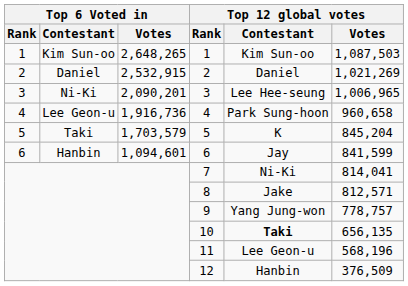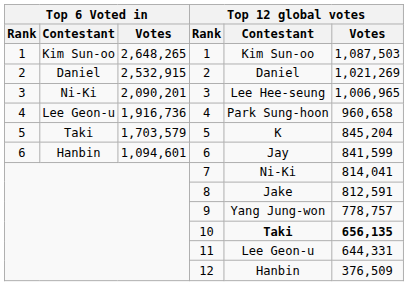(367, 192) 812,571 -> (367, 192) 812,591
(367, 231) normal -> (367, 231) bold
(367, 251) 568,196 -> (367, 251) 644,331
